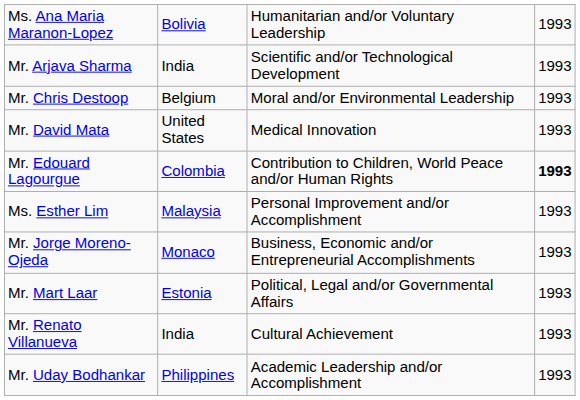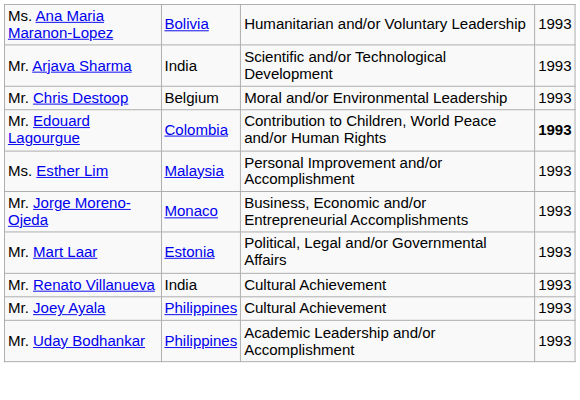- row: (59, 130)
+ row: (57, 308)
